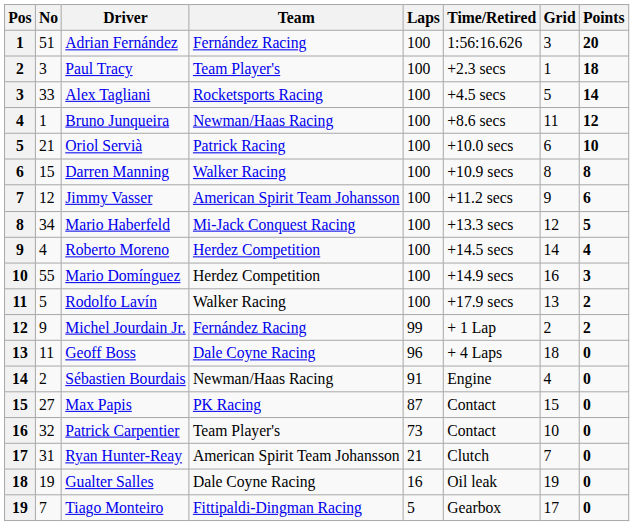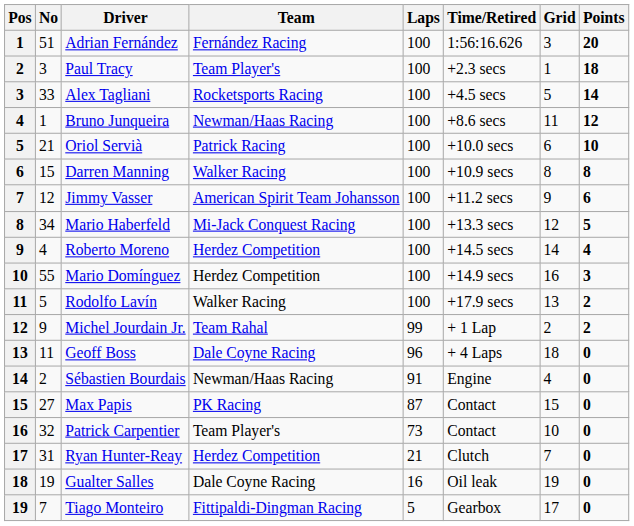(250, 327) Fernández Racing -> (230, 327) Team Rahal
(296, 456) American Spirit Team Johansson -> (257, 456) Herdez Competition
